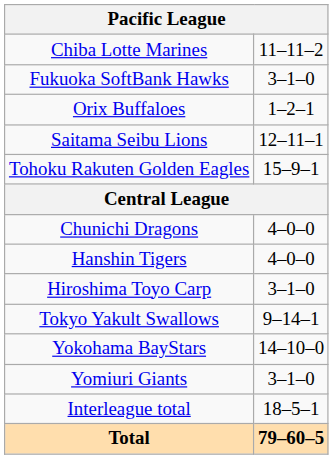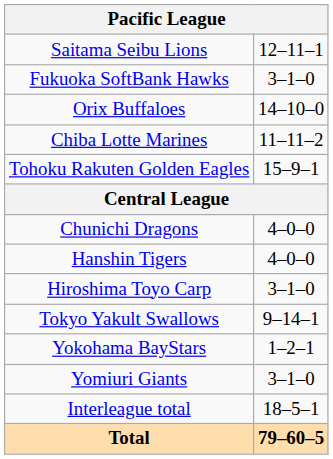rows swapped: (129, 49) <-> (129, 139)
(291, 109) 1–2–1 -> (291, 109) 14–10–0
(291, 348) 14–10–0 -> (291, 348) 1–2–1
